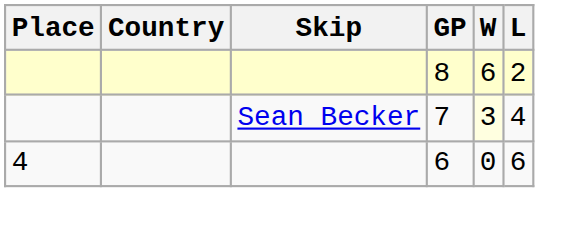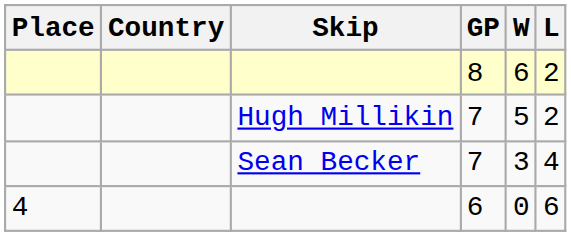+ row: (345, 118)
(488, 118) lightyellow background -> (521, 163) no background
